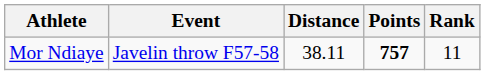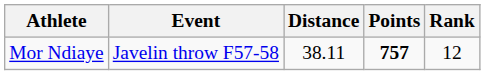(452, 52) 11 -> (452, 52) 12
